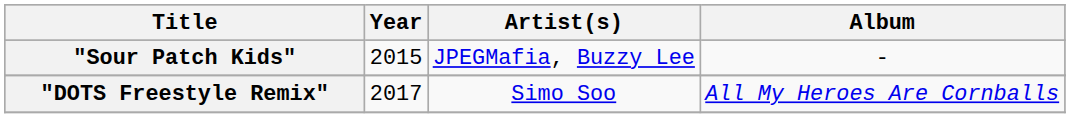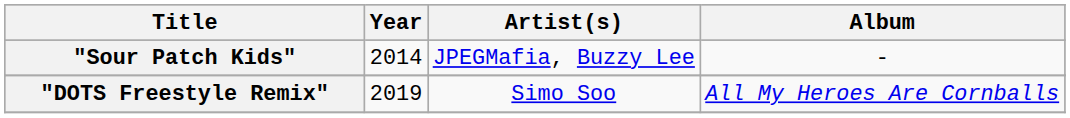(396, 58) 2015 -> (396, 58) 2014
(396, 94) 2017 -> (396, 94) 2019
